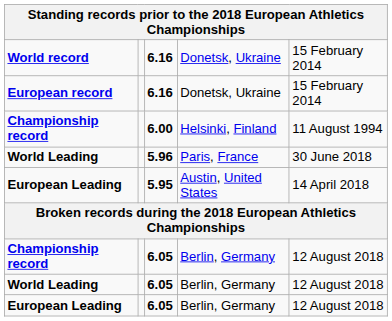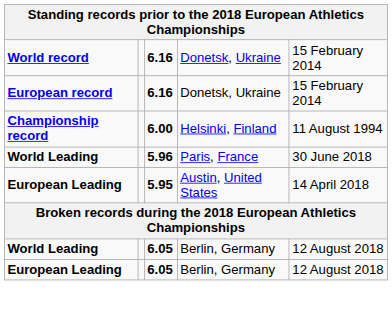- row: (53, 256)
